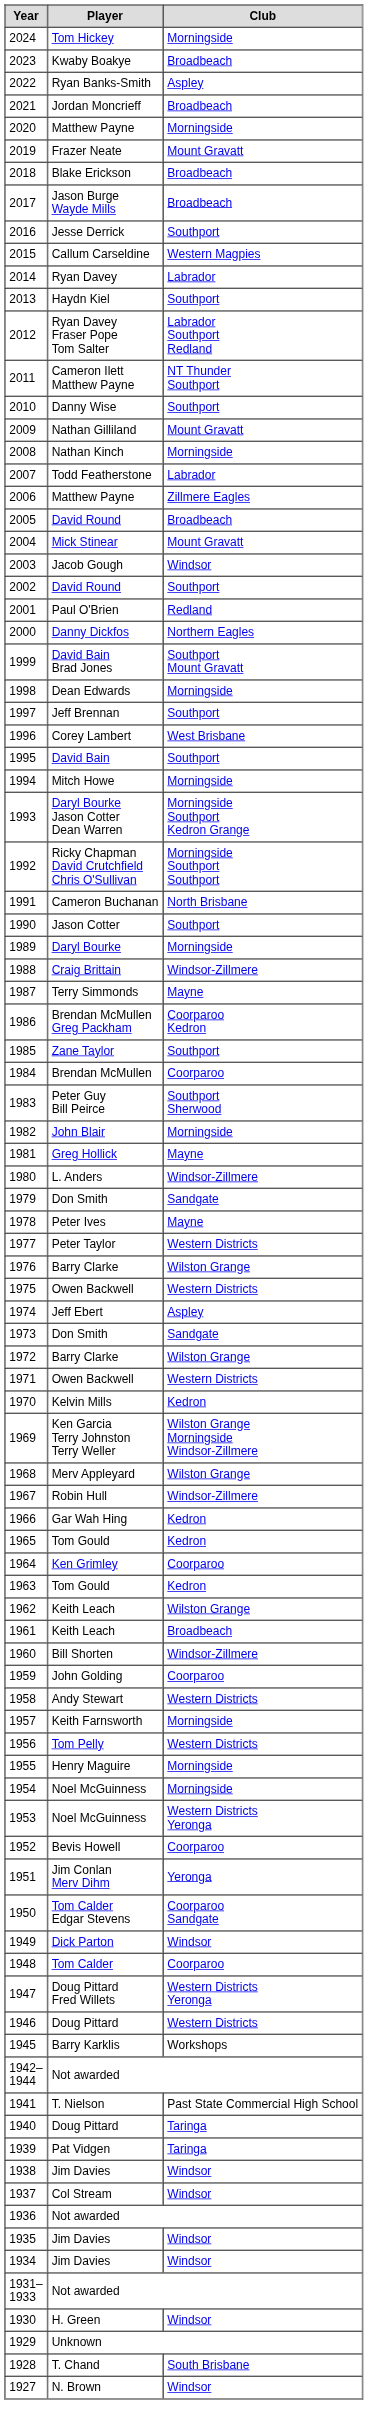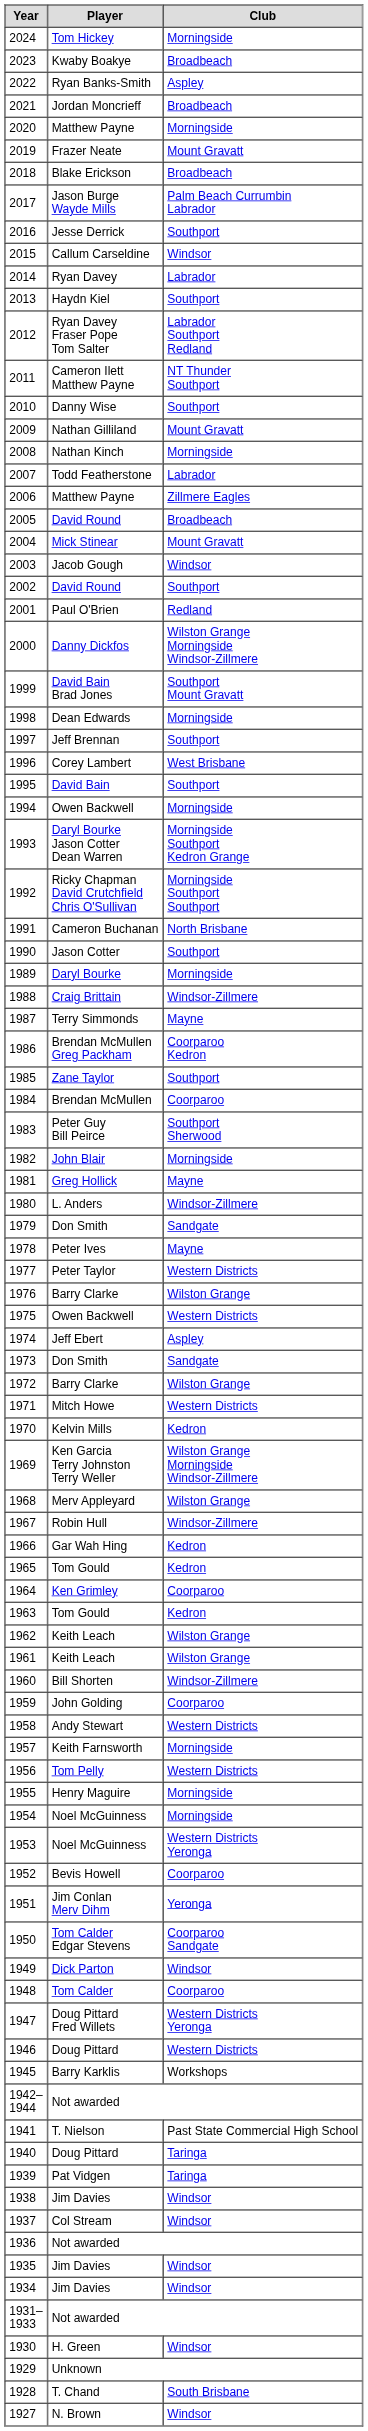(200, 202) Broadbeach -> (229, 202) Palm Beach Currumbin Labrador
(214, 254) Western Magpies -> (189, 254) Windsor
(211, 632) Northern Eagles -> (213, 646) Wilston Grange Morningside Windsor-Zillmere
(83, 781) Mitch Howe -> (93, 808) Owen Backwell
(93, 1379) Owen Backwell -> (83, 1406) Mitch Howe
(200, 1631) Broadbeach -> (209, 1658) Wilston Grange
